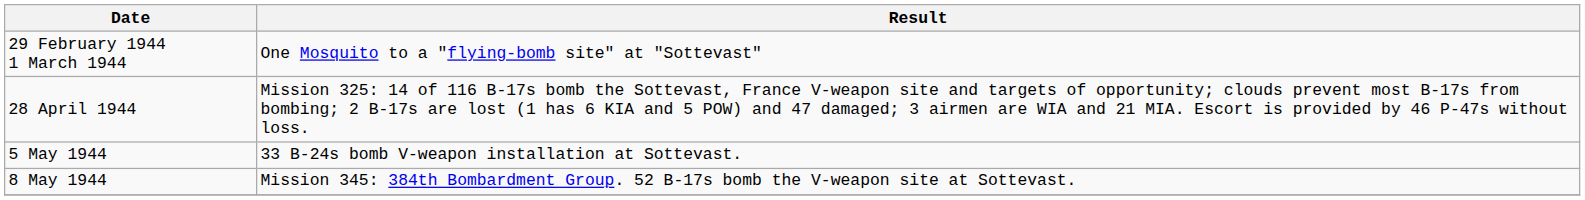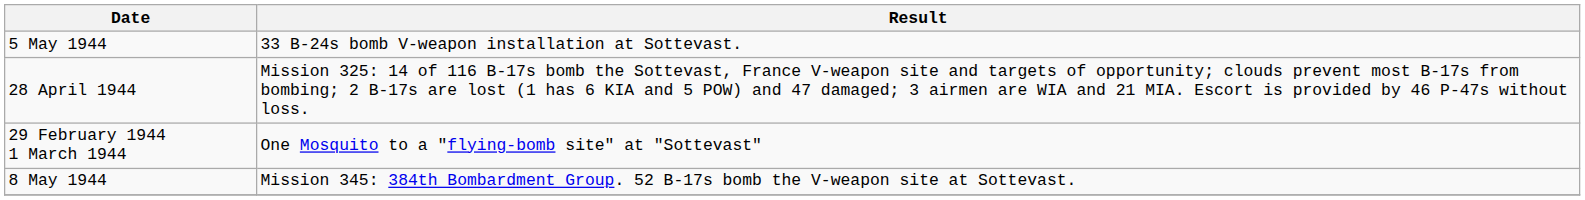rows swapped: (87, 54) <-> (58, 155)
